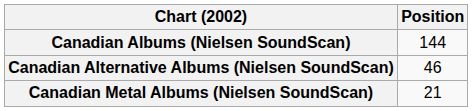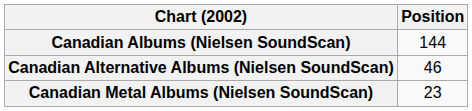(433, 93) 21 -> (433, 93) 23
